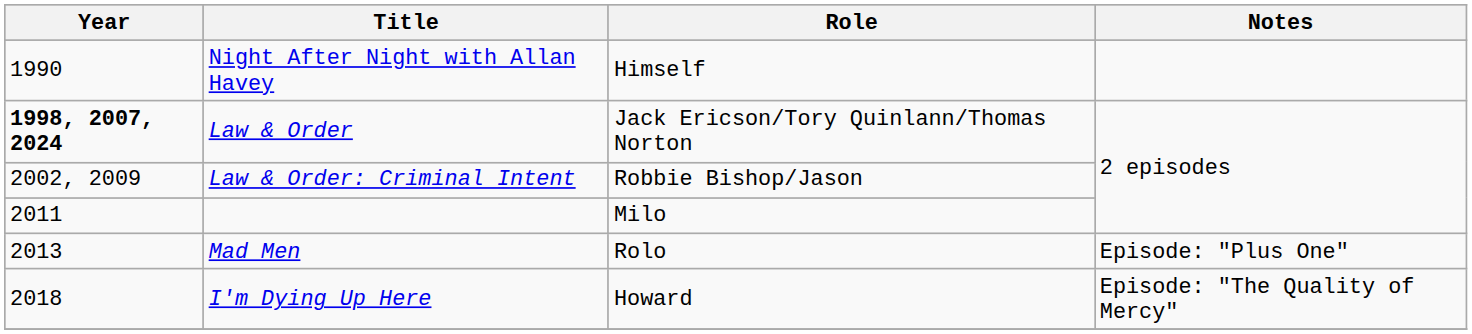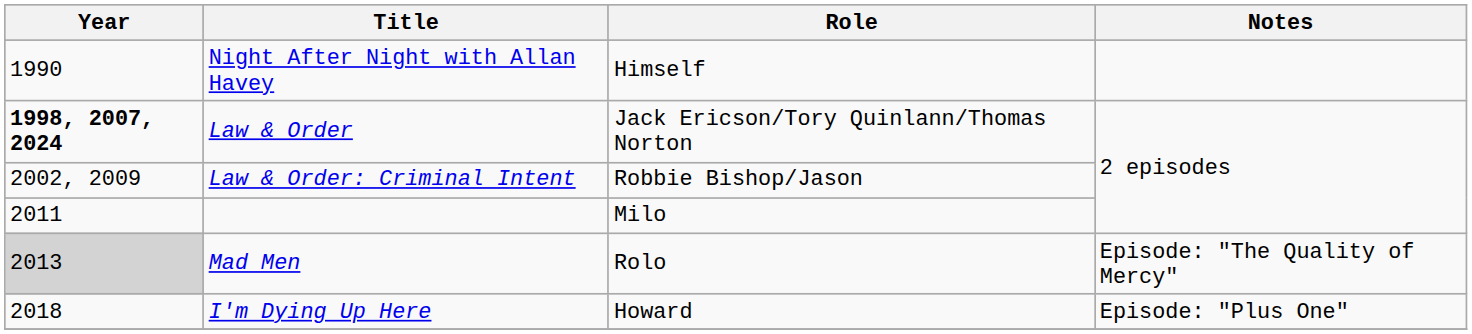(36, 251) no background -> (36, 264) lightgrey background
(1224, 251) Episode: "Plus One" -> (1257, 264) Episode: "The Quality of Mercy"
(1257, 299) Episode: "The Quality of Mercy" -> (1224, 312) Episode: "Plus One"
